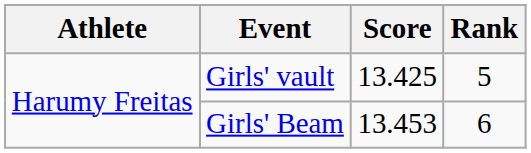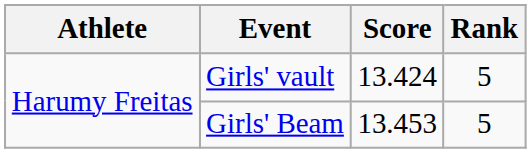(397, 76) 13.425 -> (397, 76) 13.424
(484, 124) 6 -> (484, 124) 5
